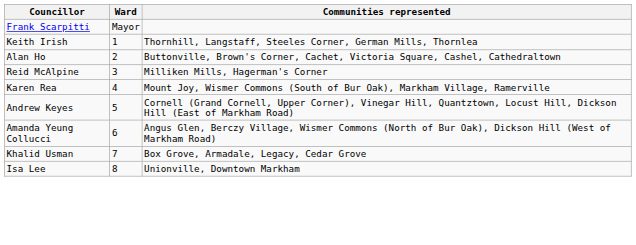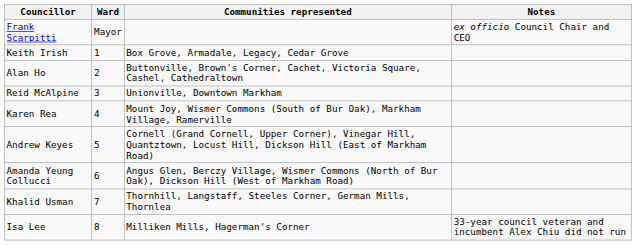+ column: (541, 12)
(311, 42) Thornhill, Langstaff, Steeles Corner, German Mills, Thornlea -> (237, 53) Box Grove, Armadale, Legacy, Cedar Grove
(236, 72) Milliken Mills, Hagerman's Corner -> (204, 93) Unionville, Downtown Markham
(255, 154) Box Grove, Armadale, Legacy, Cedar Grove -> (268, 201) Thornhill, Langstaff, Steeles Corner, German Mills, Thornlea
(222, 169) Unionville, Downtown Markham -> (218, 227) Milliken Mills, Hagerman's Corner
